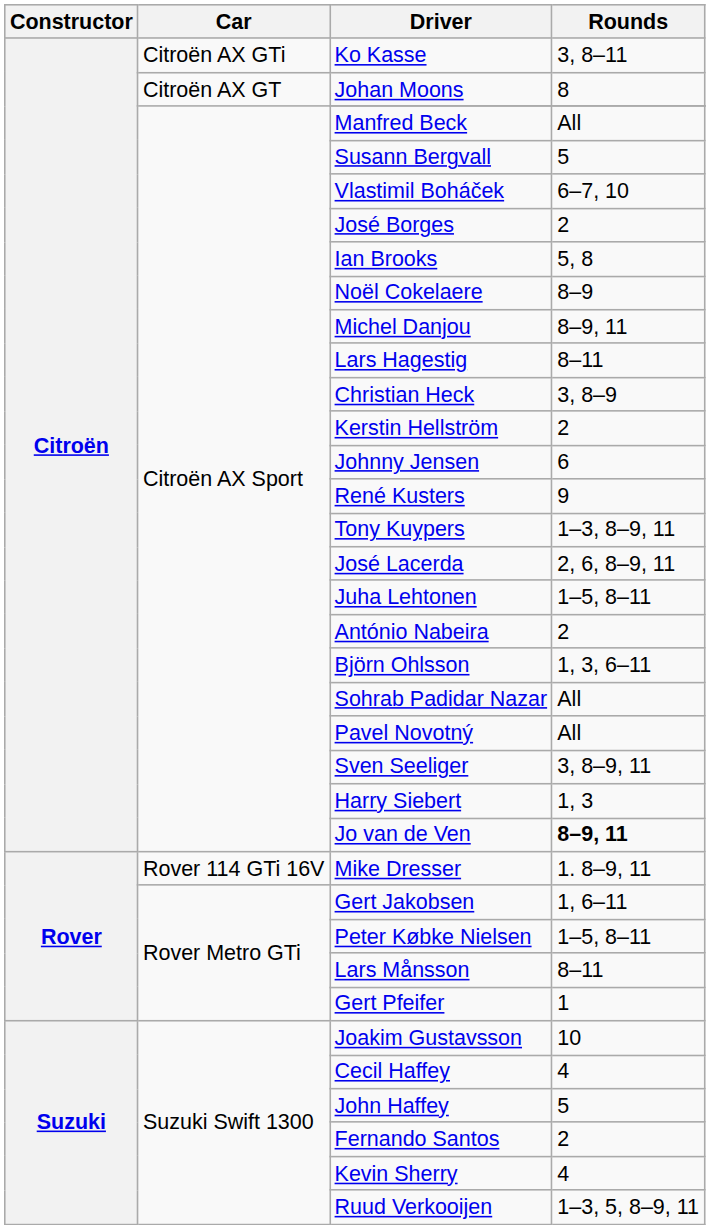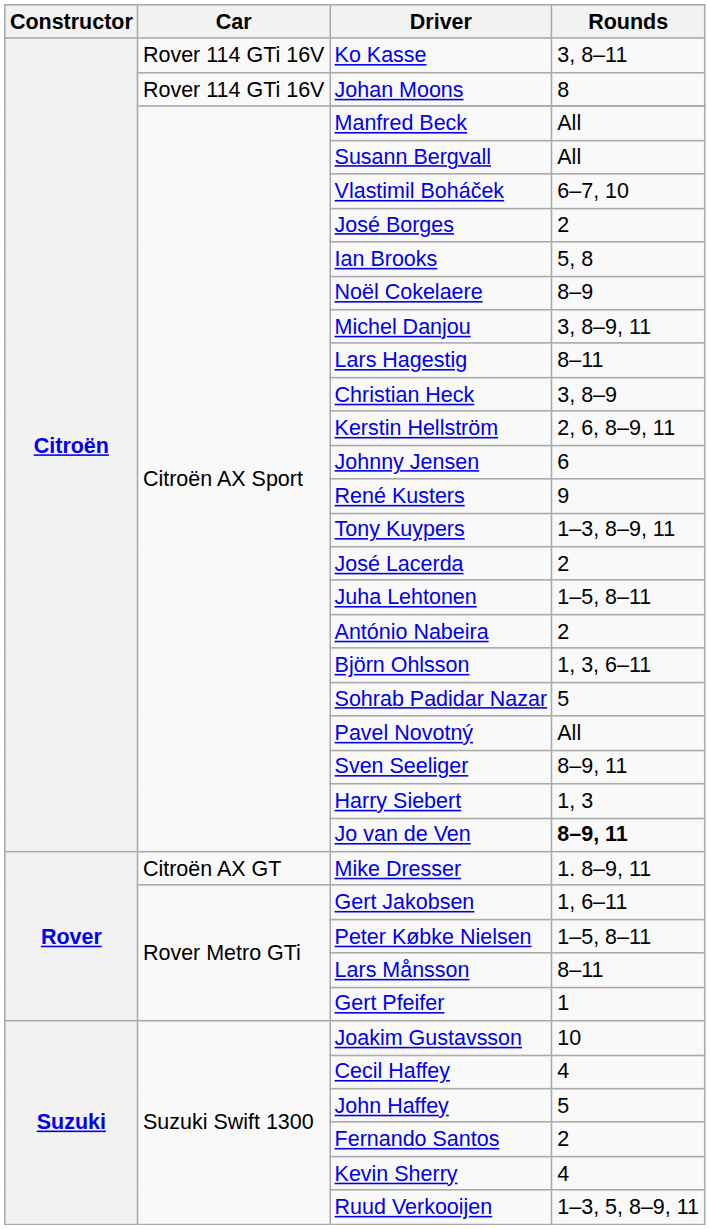(214, 55) Citroën AX GTi -> (234, 55) Rover 114 GTi 16V
(212, 89) Citroën AX GT -> (234, 89) Rover 114 GTi 16V
(563, 157) 5 -> (569, 157) All
(592, 326) 8–9, 11 -> (604, 326) 3, 8–9, 11
(563, 428) 2 -> (616, 428) 2, 6, 8–9, 11
(616, 563) 2, 6, 8–9, 11 -> (563, 563) 2
(569, 699) All -> (563, 699) 5
(604, 766) 3, 8–9, 11 -> (592, 766) 8–9, 11
(234, 868) Rover 114 GTi 16V -> (212, 868) Citroën AX GT
